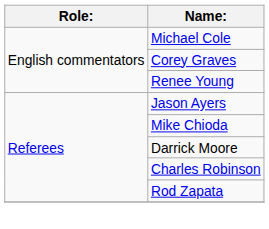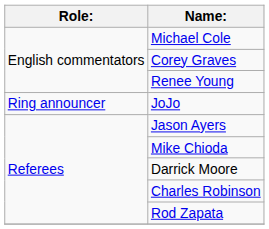+ row: (165, 104)
